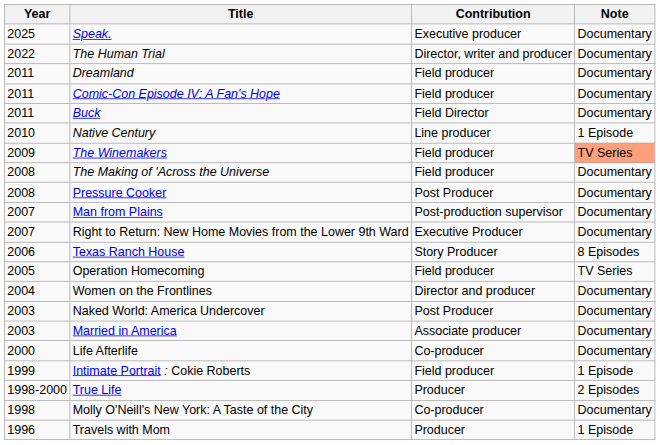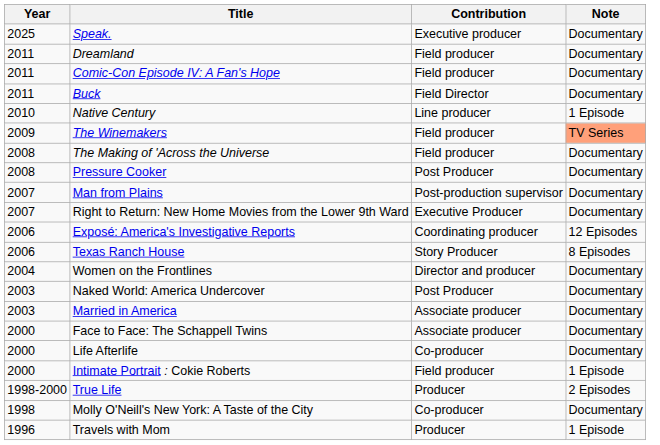- row: (119, 53)
+ row: (184, 232)
- row: (139, 271)
+ row: (170, 331)
(21, 370) 1999 -> (21, 370) 2000
